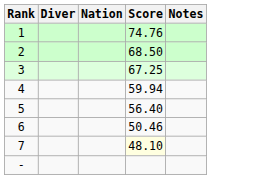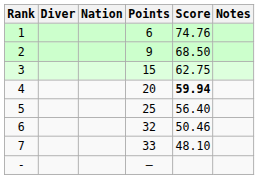+ column: (149, 14)
(146, 70) 67.25 -> (193, 70) 62.75
(146, 89) normal -> (193, 89) bold
(146, 146) lightyellow background -> (193, 146) no background
